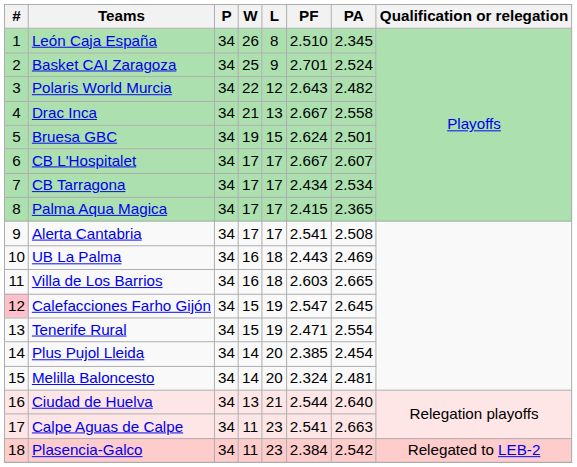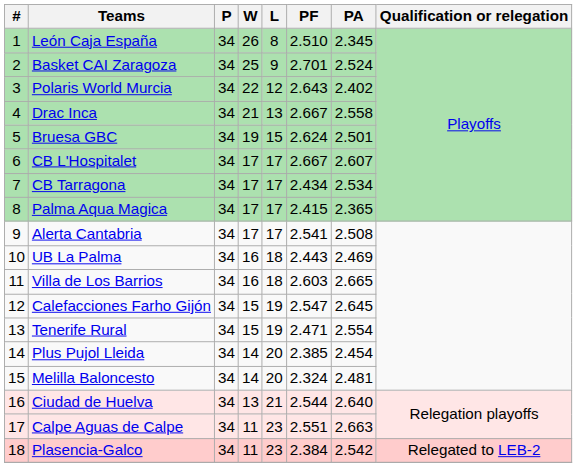(354, 88) 2.482 -> (354, 88) 2.402
(16, 305) pink background -> (16, 305) no background
(309, 426) 2.541 -> (309, 426) 2.551
